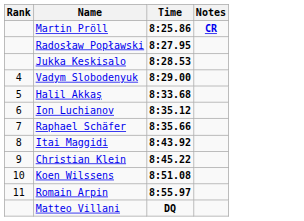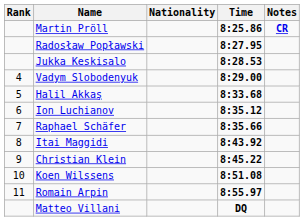+ column: (182, 13)
